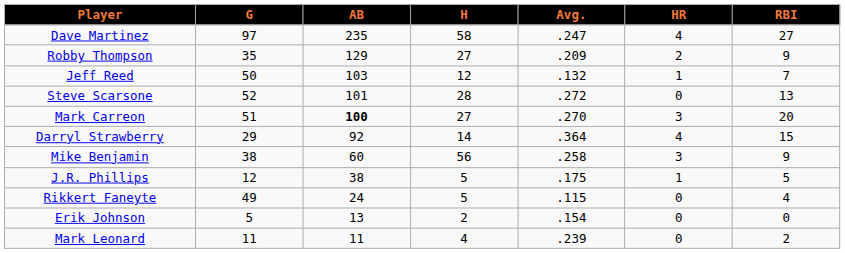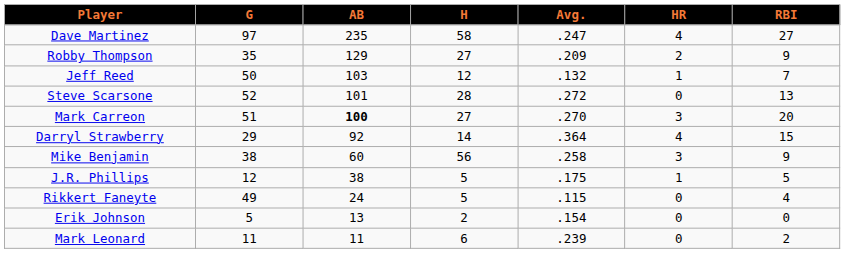(464, 238) 4 -> (464, 238) 6
